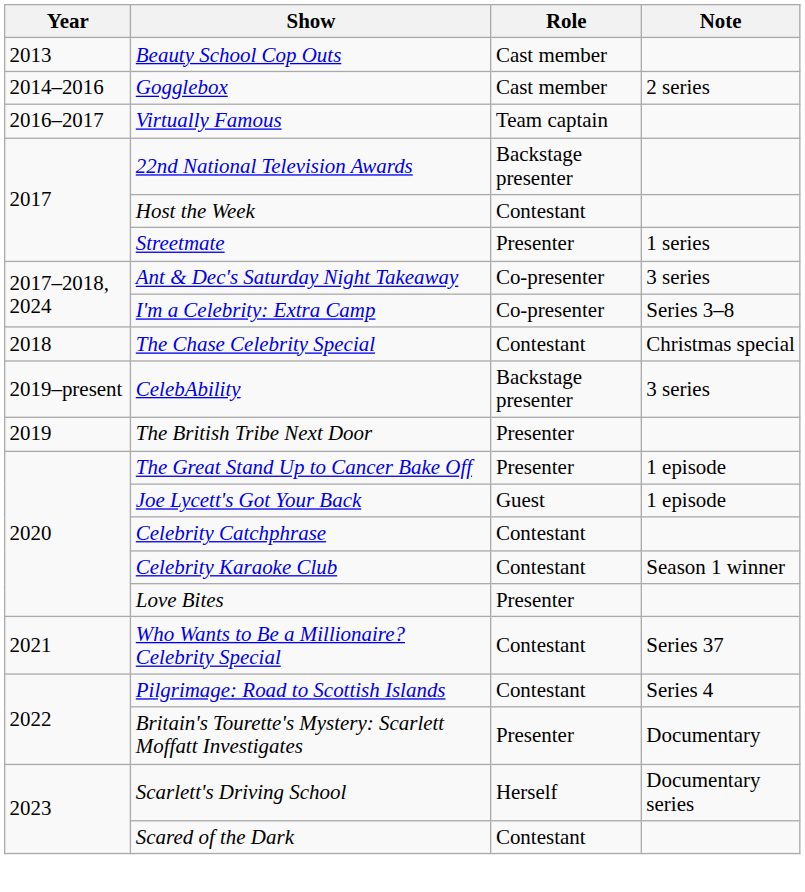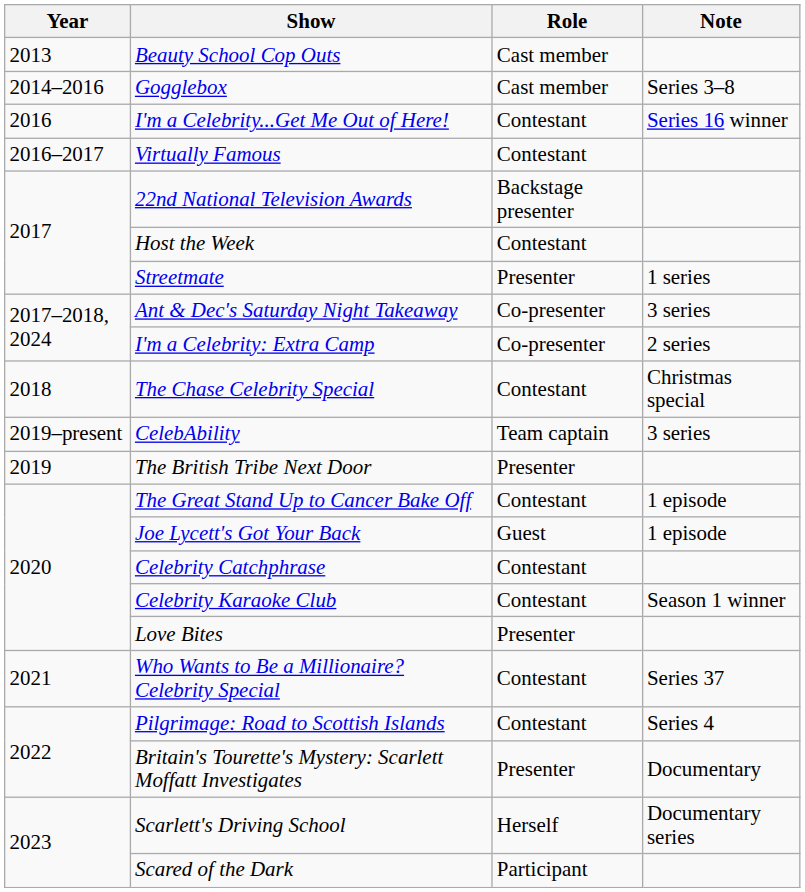(678, 87) 2 series -> (691, 87) Series 3–8
+ row: (292, 120)
(552, 120) Team captain -> (542, 154) Contestant
(690, 310) Series 3–8 -> (679, 343) 2 series
(539, 388) Backstage presenter -> (553, 433) Team captain
(535, 467) Presenter -> (542, 500) Contestant
(541, 837) Contestant -> (542, 870) Participant
